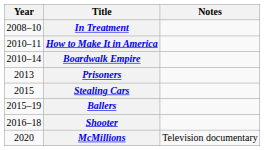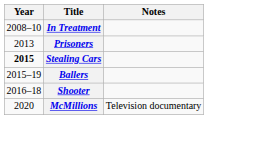- row: (102, 43)
- row: (102, 59)
(24, 91) normal -> (24, 59) bold
